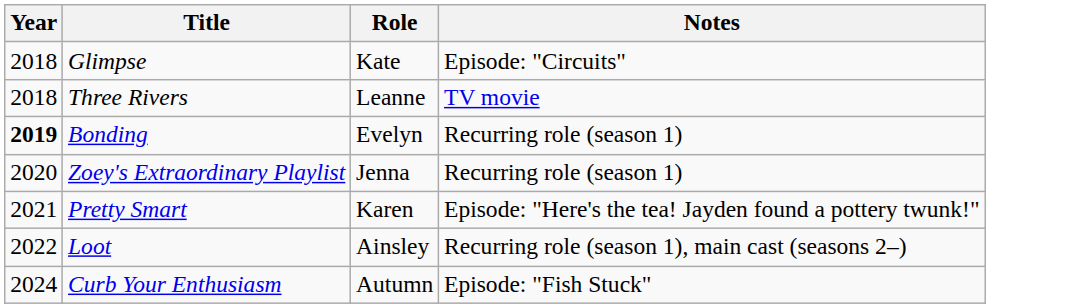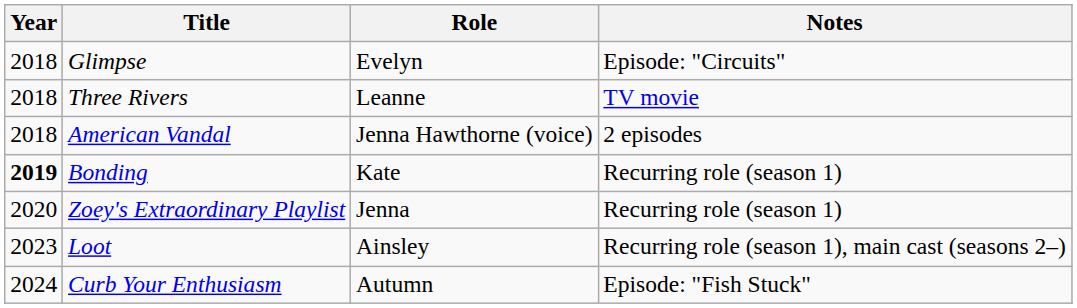(378, 60) Kate -> (389, 60) Evelyn
+ row: (149, 135)
(389, 135) Evelyn -> (378, 172) Kate
- row: (127, 209)
(34, 246) 2022 -> (34, 246) 2023
